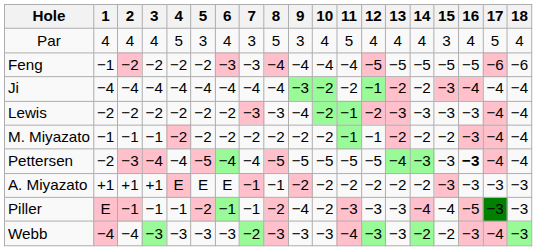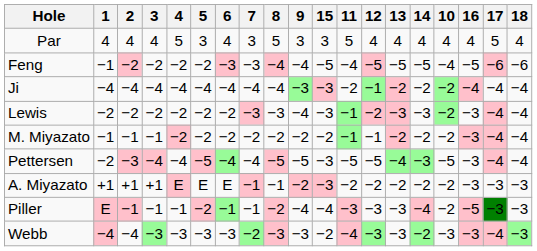columns swapped: (325, 16) <-> (446, 16)
(471, 161) bold -> (471, 161) normal
